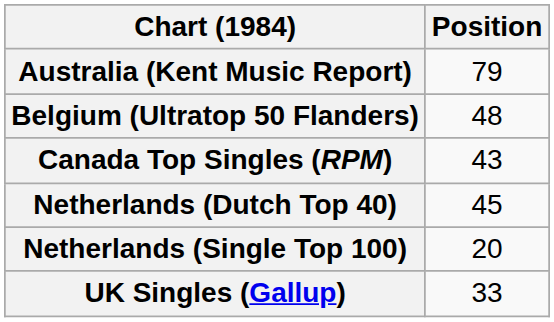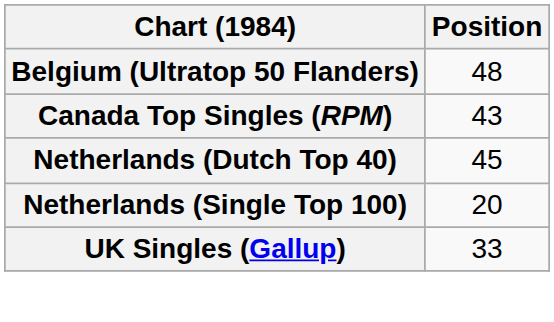- row: (215, 71)
